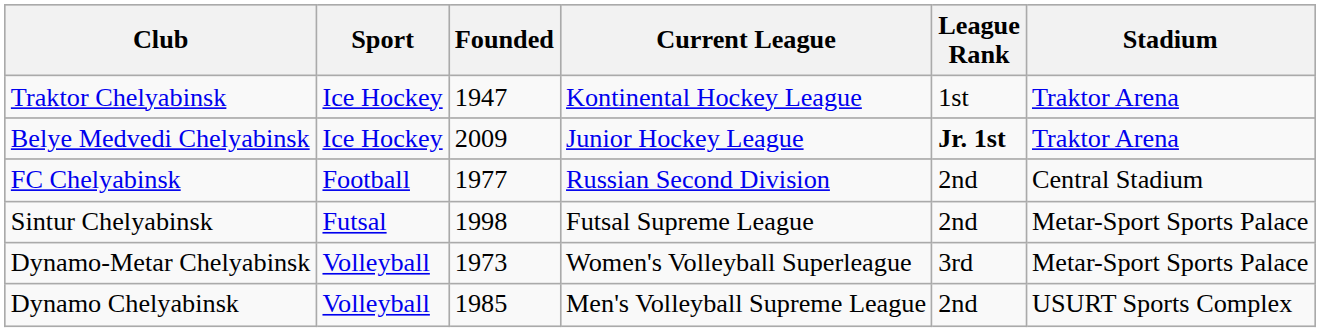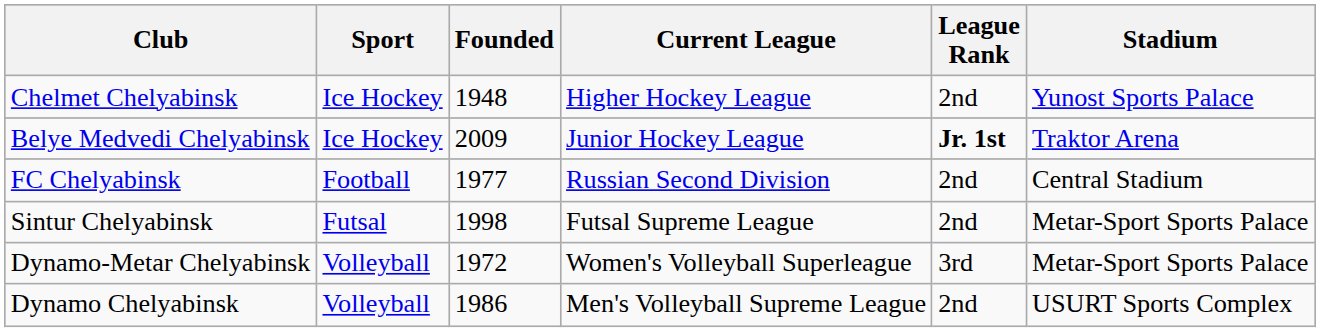- row: (119, 96)
+ row: (124, 96)
(481, 262) 1973 -> (481, 262) 1972
(481, 304) 1985 -> (481, 304) 1986
